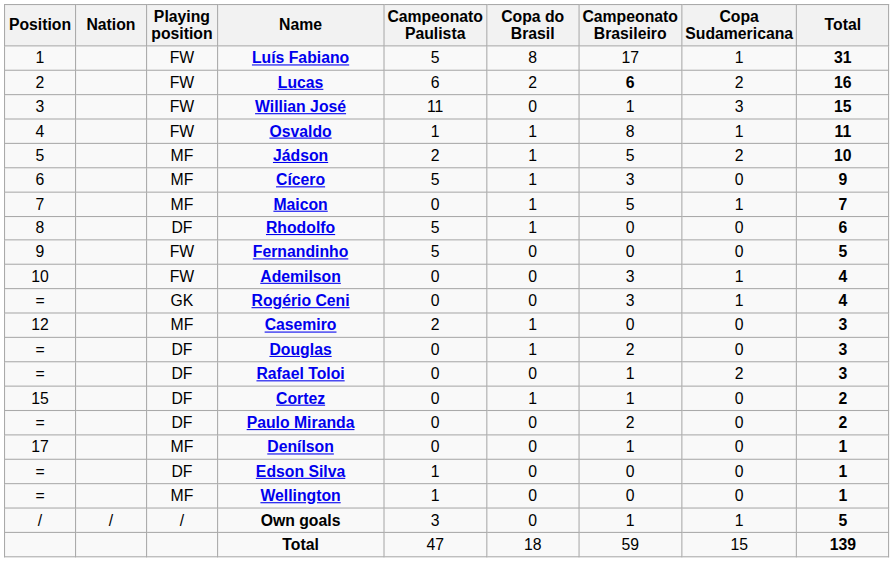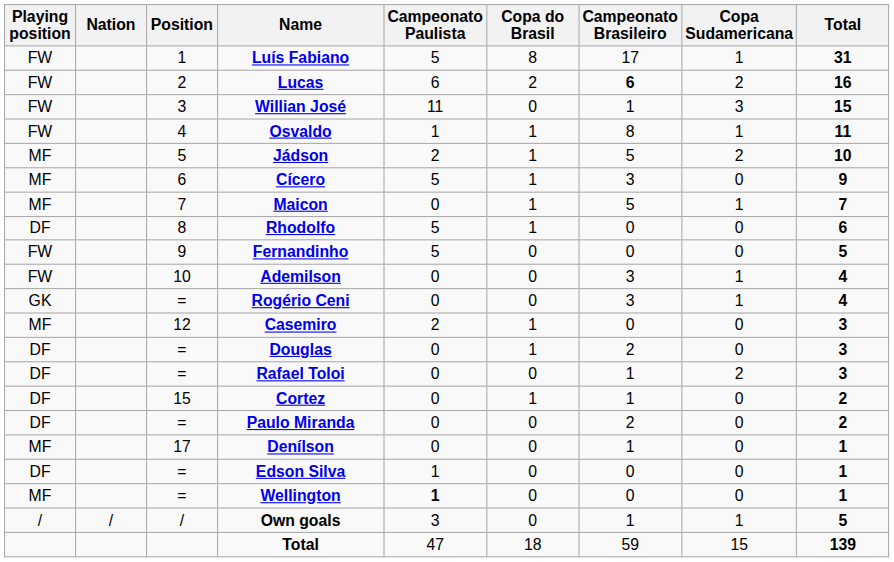columns swapped: (40, 25) <-> (182, 25)
(435, 495) normal -> (435, 495) bold
